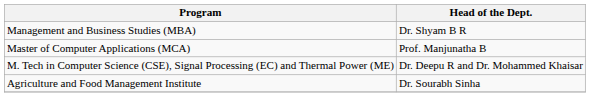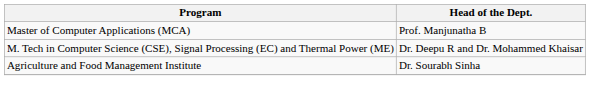- row: (101, 30)
